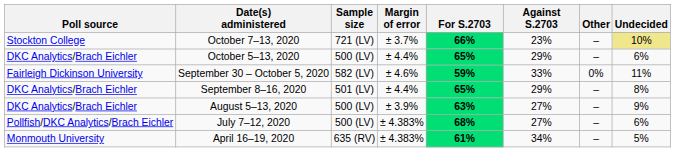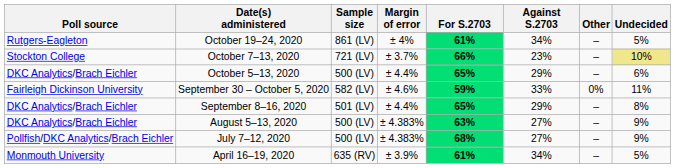+ row: (254, 41)
(402, 106) ± 3.9% -> (402, 123) ± 4.383%
(641, 123) 6% -> (641, 139) 9%
(402, 139) ± 4.383% -> (402, 156) ± 3.9%
